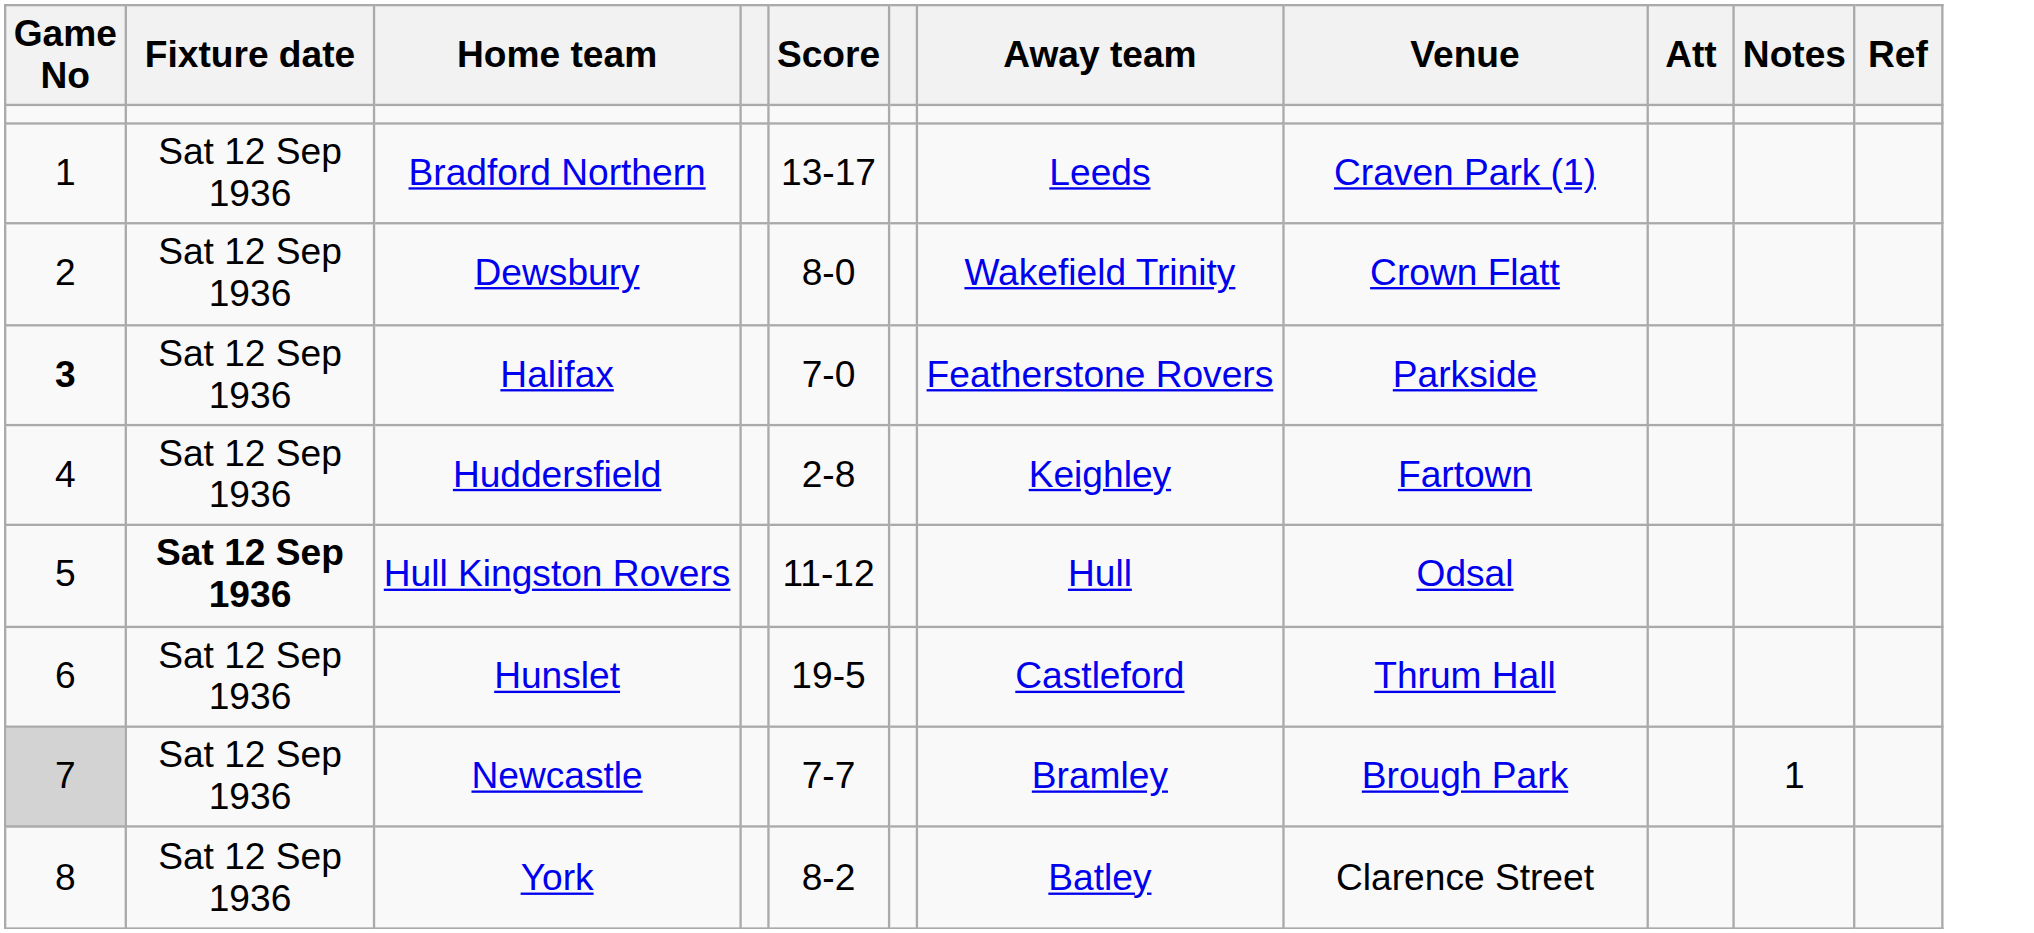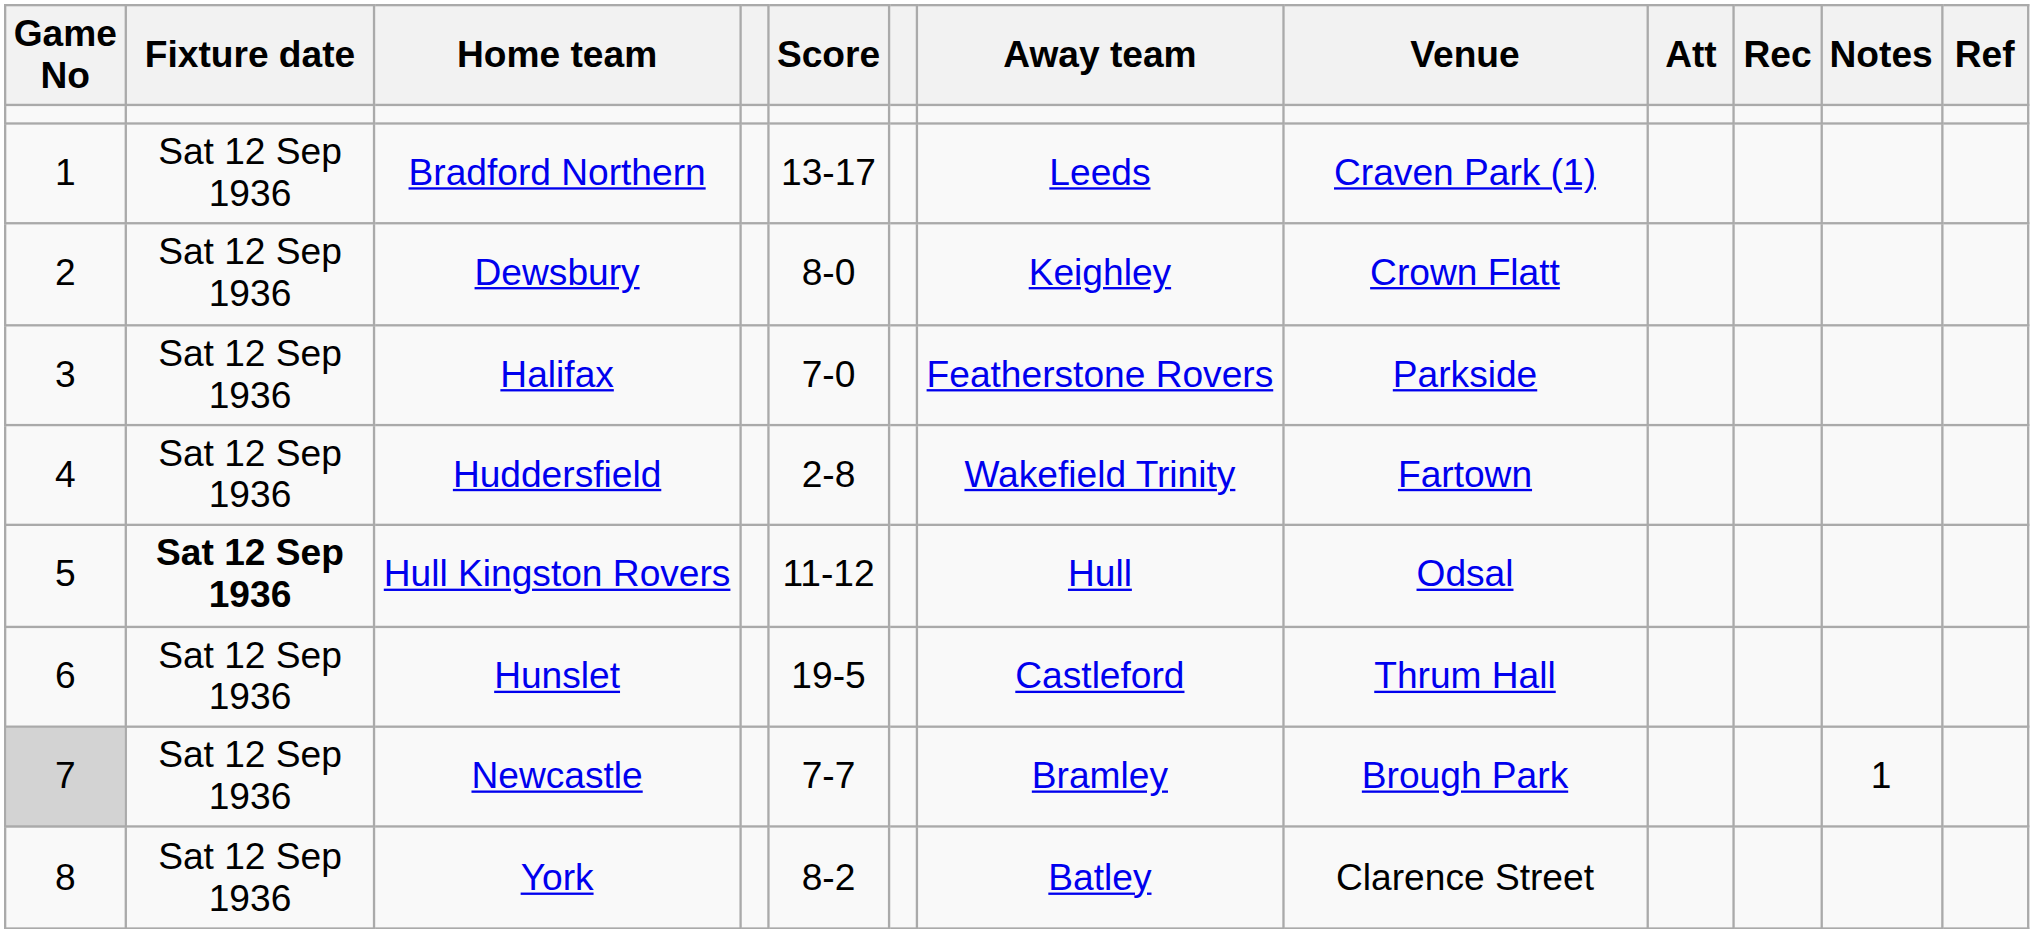+ column: (1778, 54)
(1100, 273) Wakefield Trinity -> (1100, 273) Keighley
(65, 373) bold -> (65, 373) normal
(1100, 474) Keighley -> (1100, 474) Wakefield Trinity
